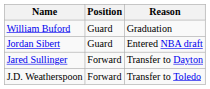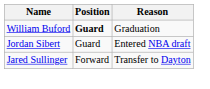(100, 28) normal -> (89, 28) bold
- row: (45, 76)
